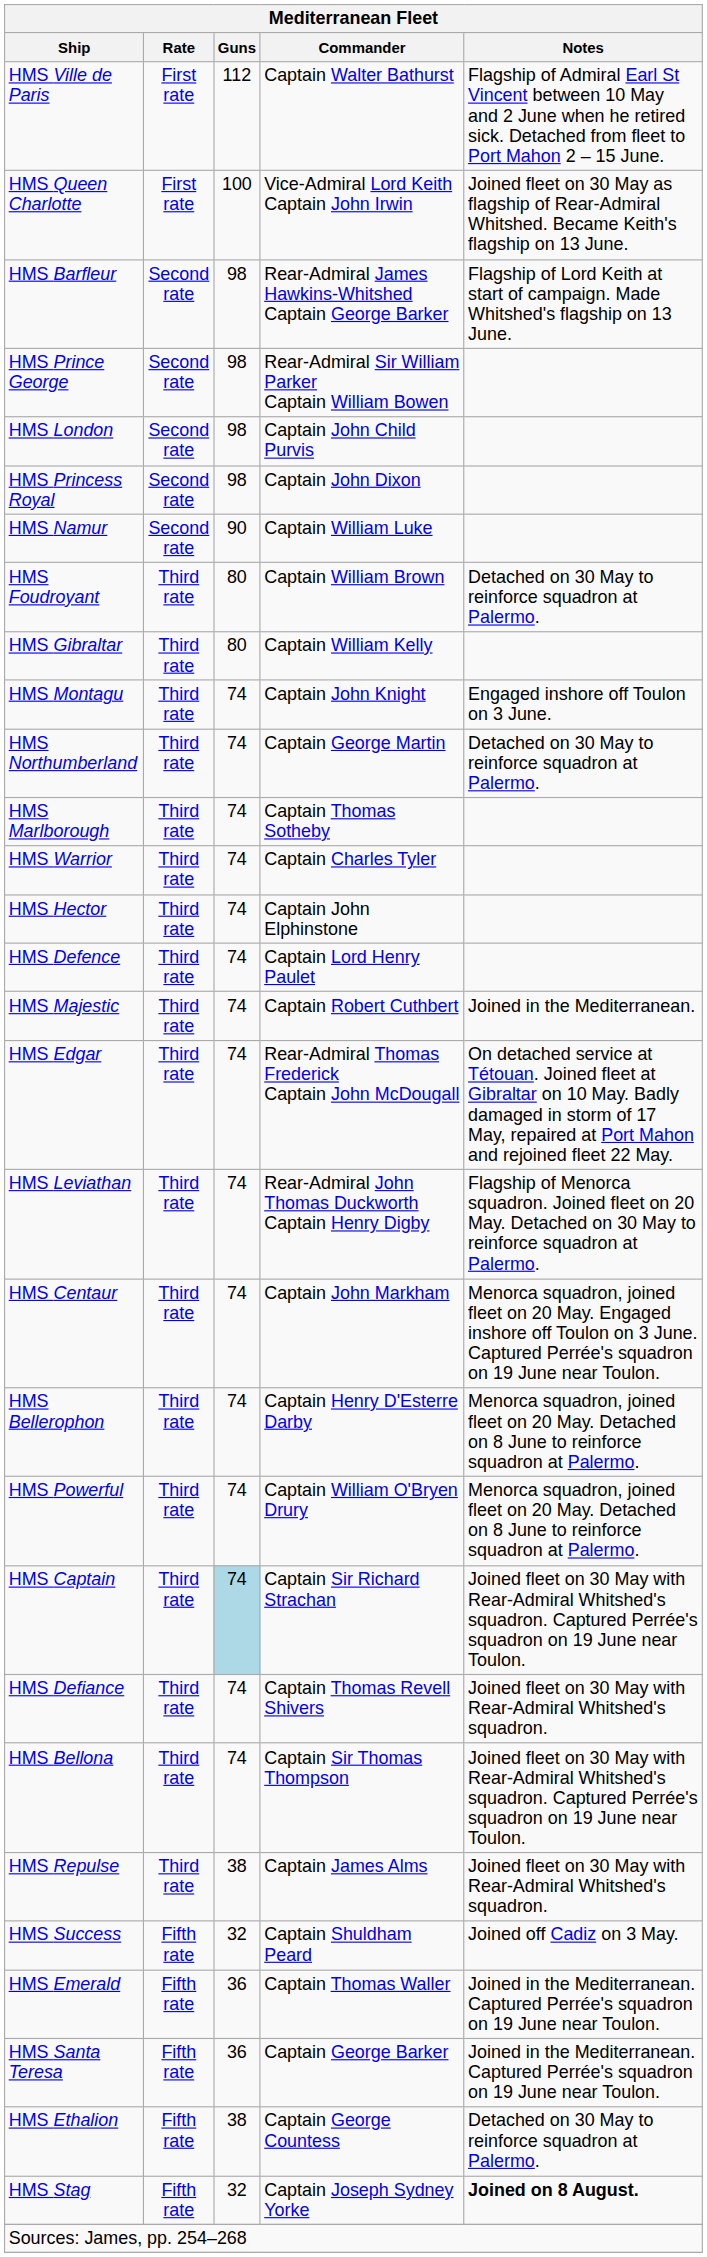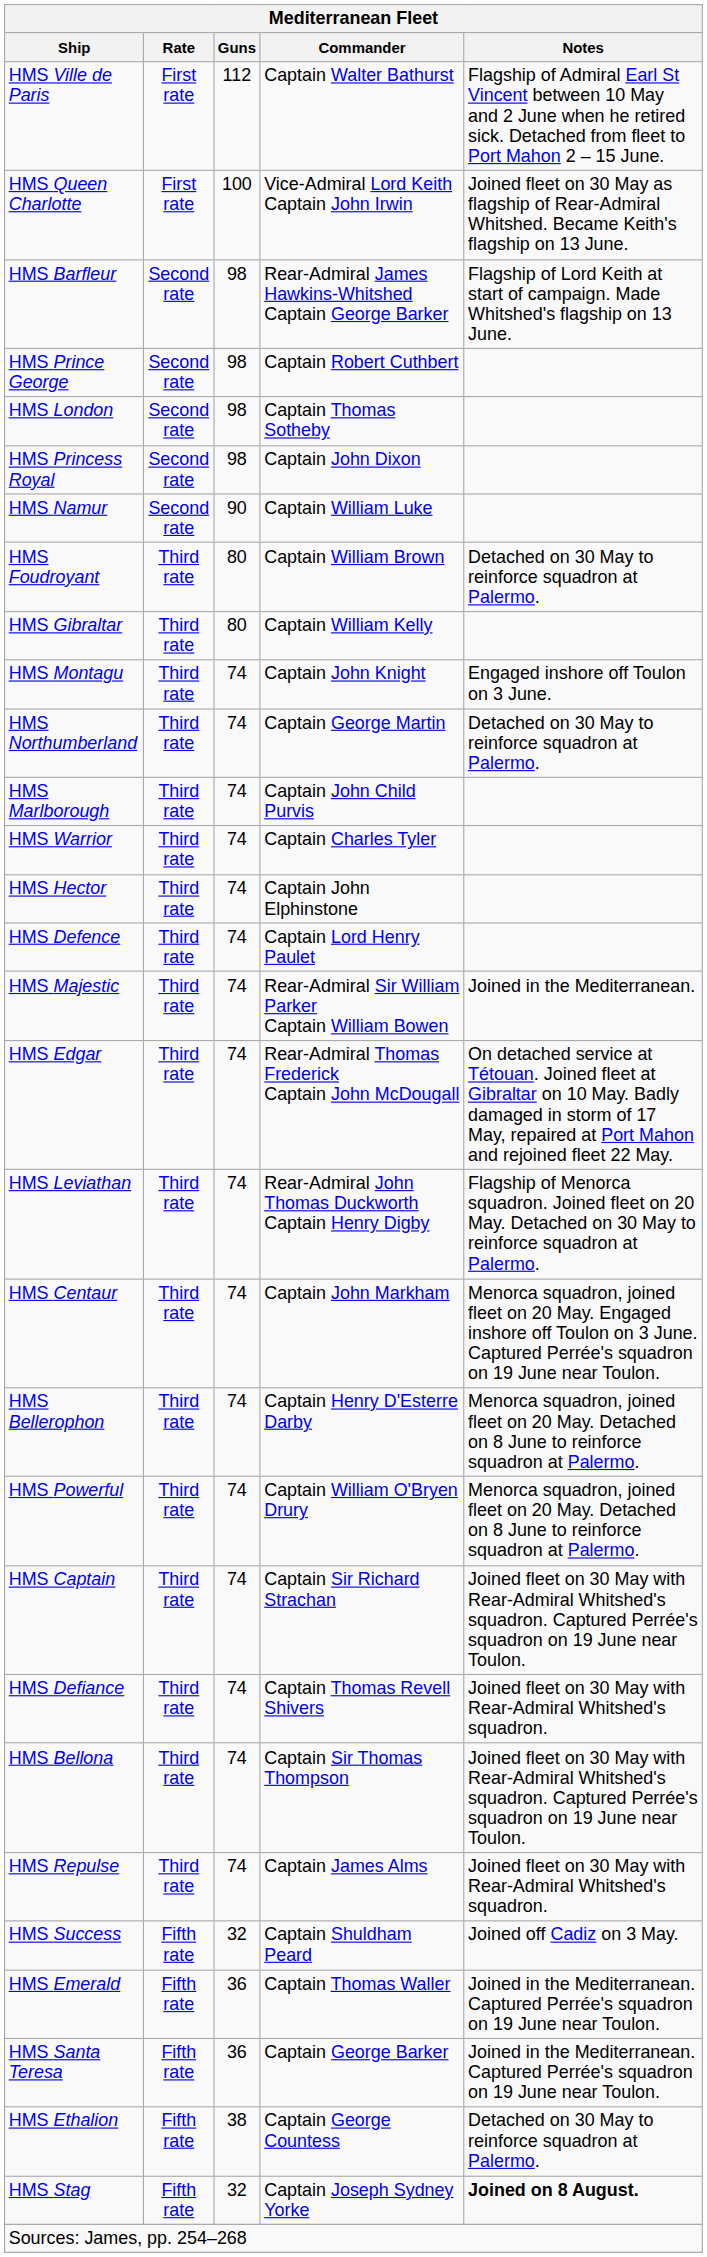(362, 382) Rear-Admiral Sir William Parker Captain William Bowen -> (361, 362) Captain Robert Cuthbert
(340, 441) Captain John Child Purvis -> (330, 421) Captain Thomas Sotheby
(330, 821) Captain Thomas Sotheby -> (340, 801) Captain John Child Purvis
(361, 1005) Captain Robert Cuthbert -> (362, 1005) Rear-Admiral Sir William Parker Captain William Bowen
(237, 1579) lightblue background -> (237, 1579) no background
(237, 1866) 38 -> (237, 1866) 74
